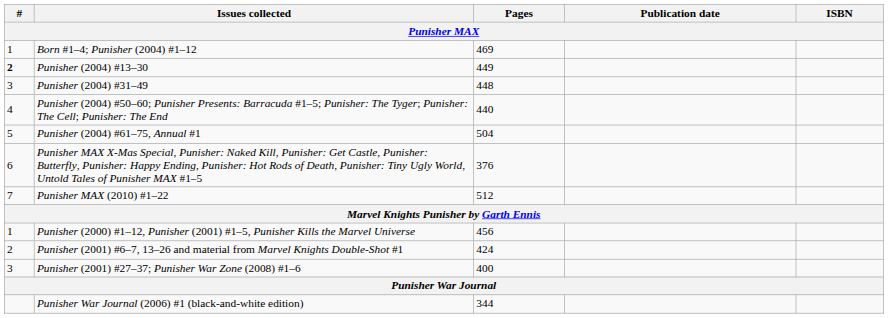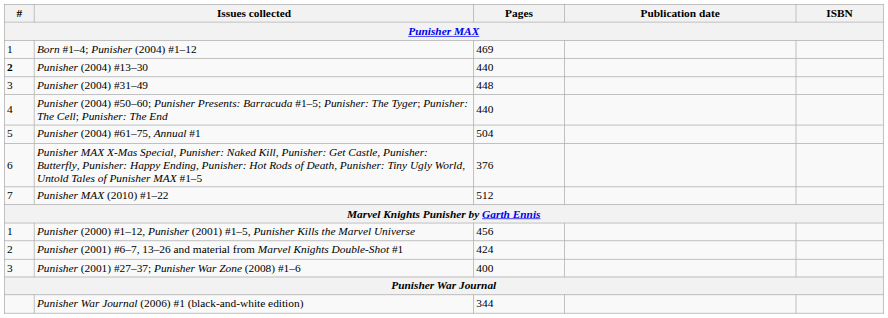(485, 67) 449 -> (485, 67) 440
